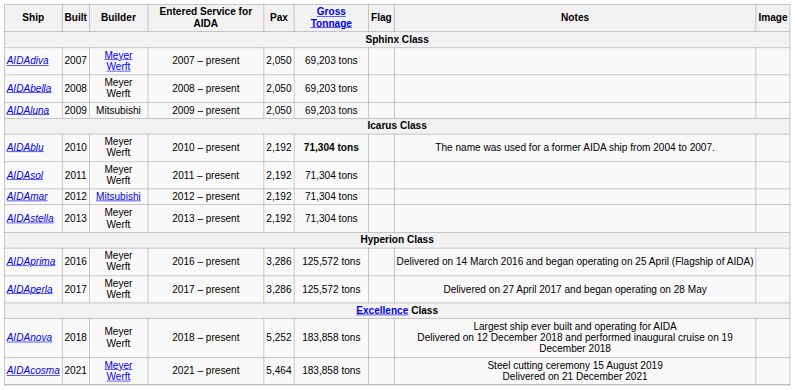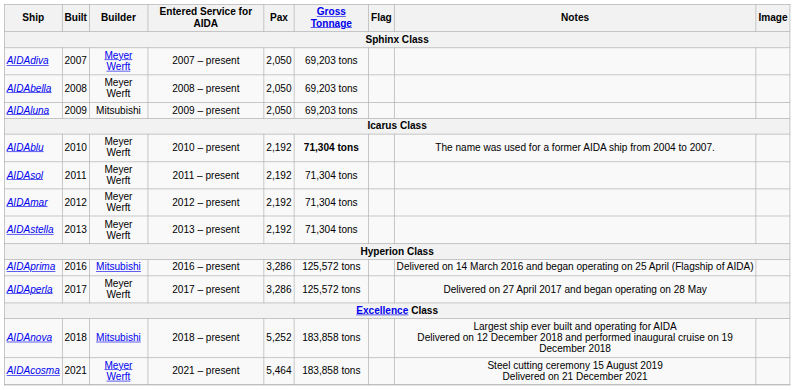(118, 197) Mitsubishi -> (118, 202) Meyer Werft
(118, 262) Meyer Werft -> (118, 267) Mitsubishi
(118, 338) Meyer Werft -> (118, 338) Mitsubishi
